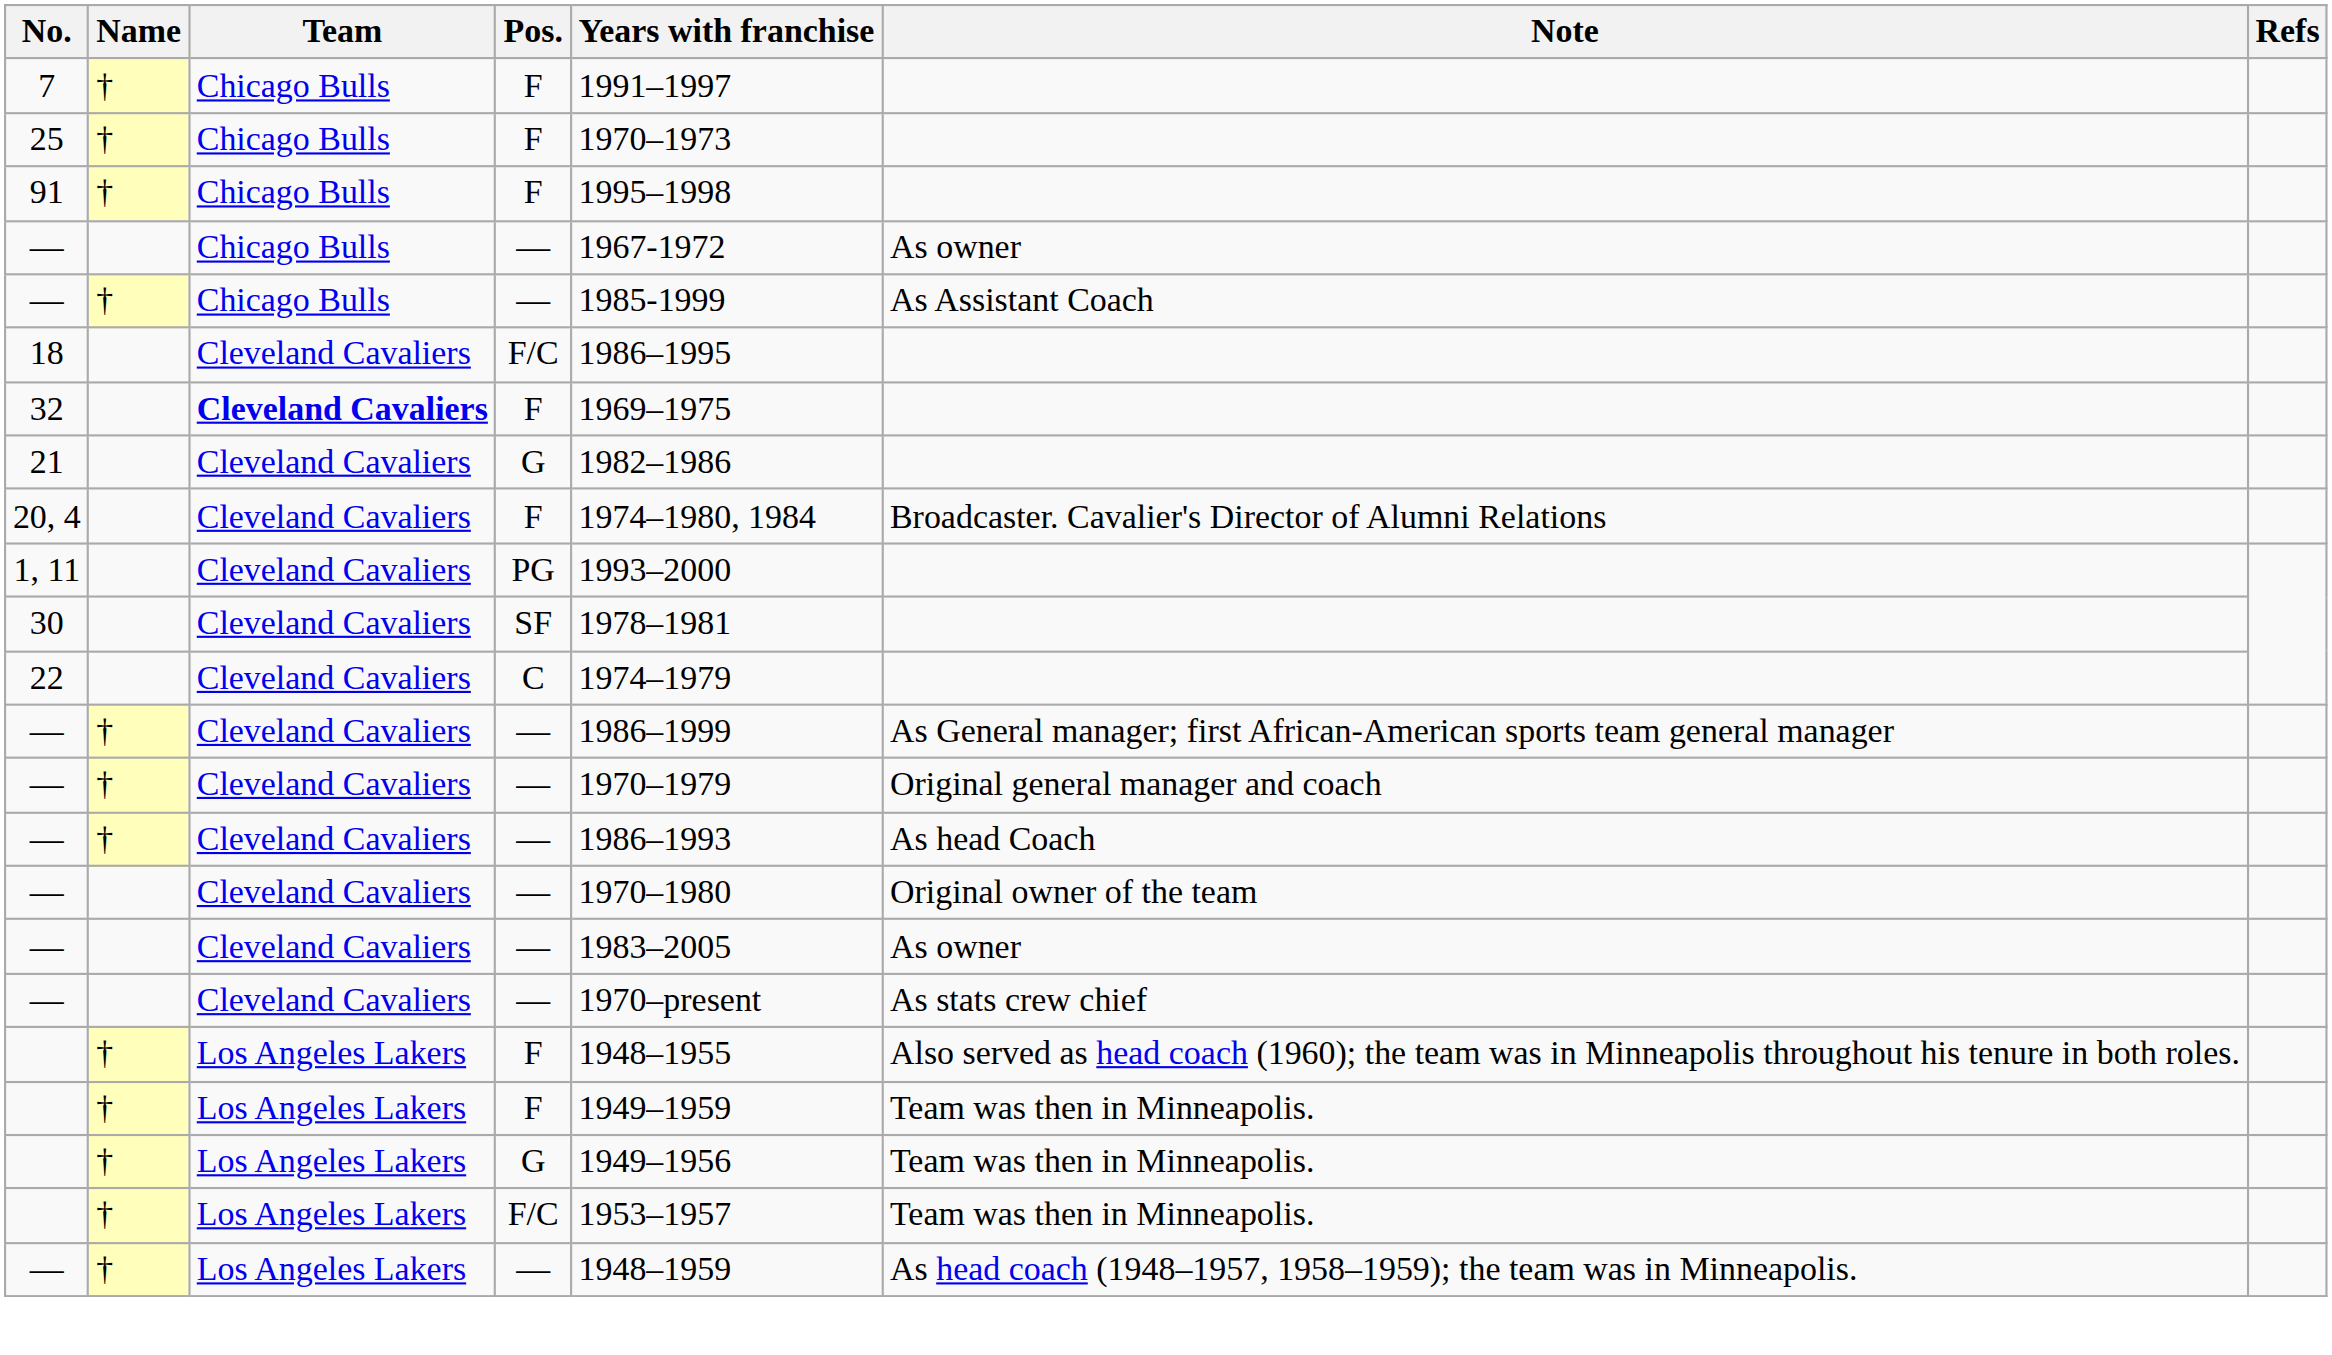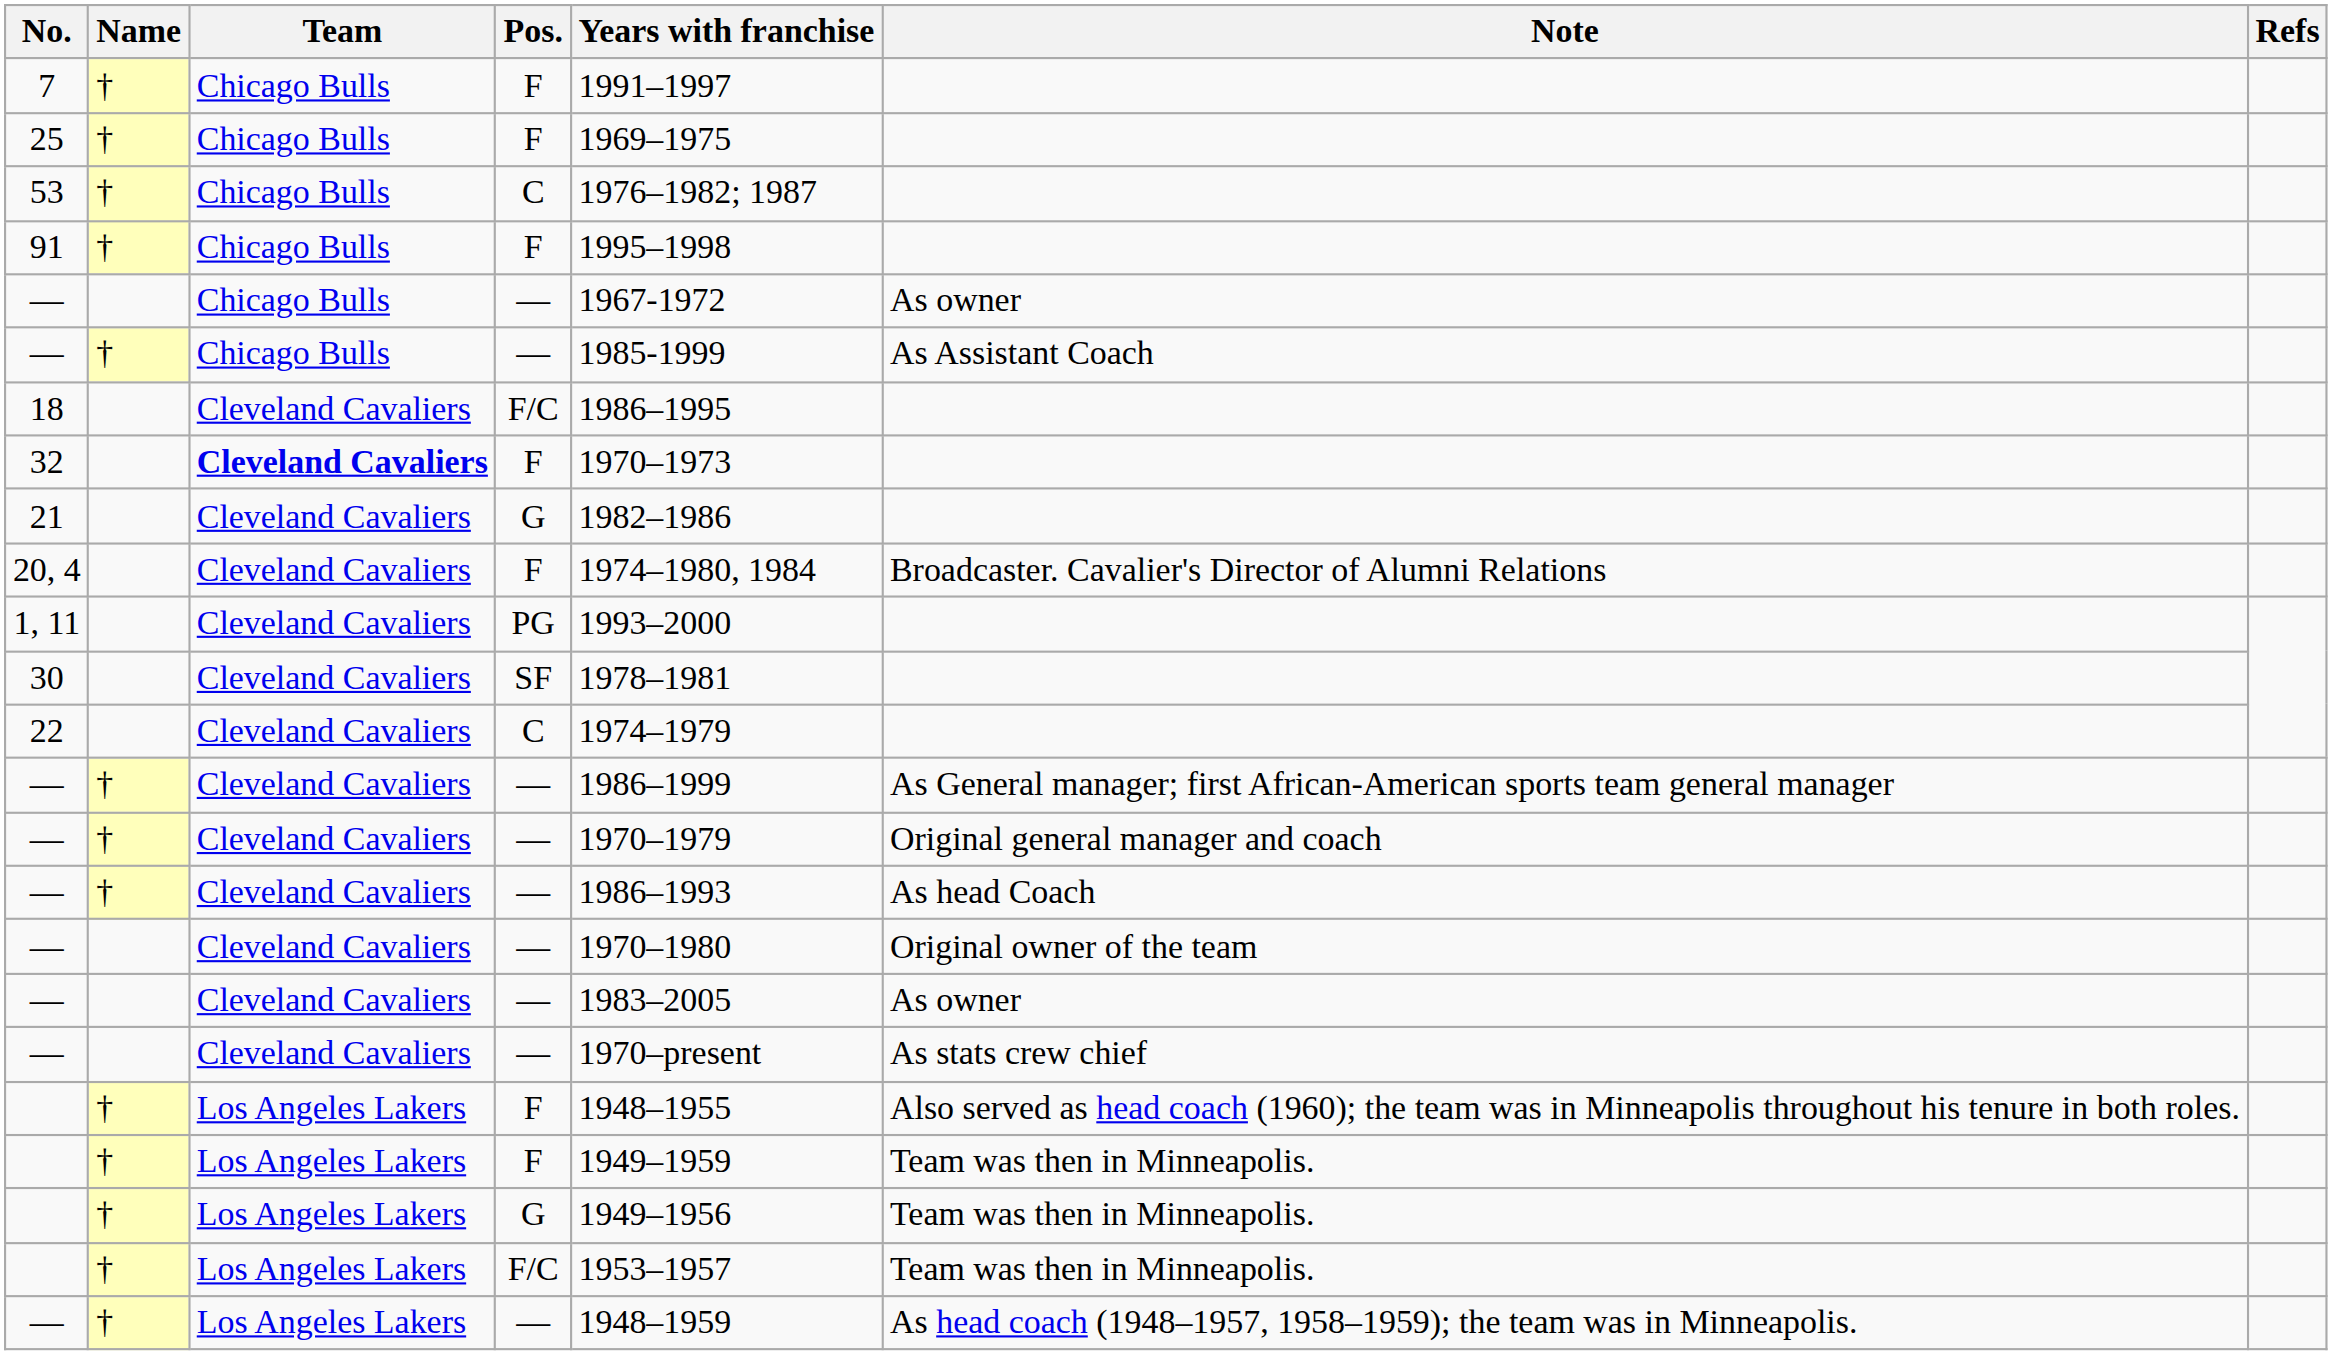(655, 138) 1970–1973 -> (655, 138) 1969–1975
+ row: (47, 192)
(655, 407) 1969–1975 -> (655, 461) 1970–1973
